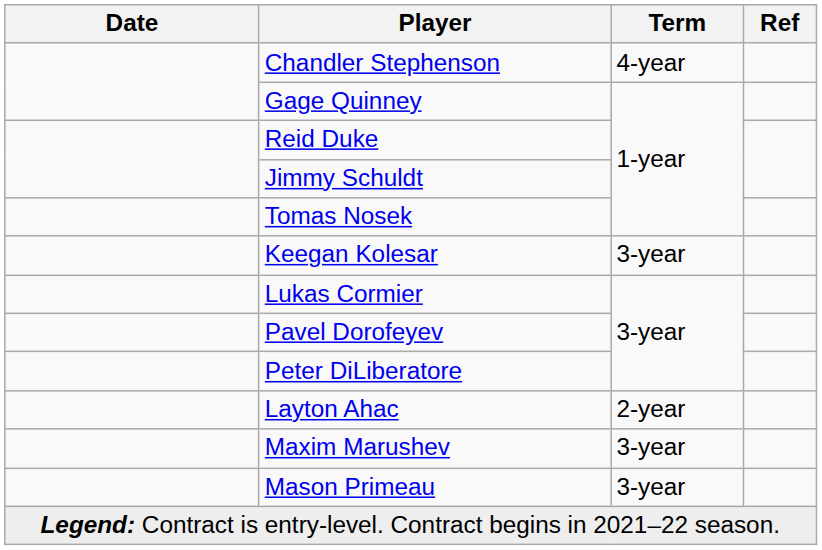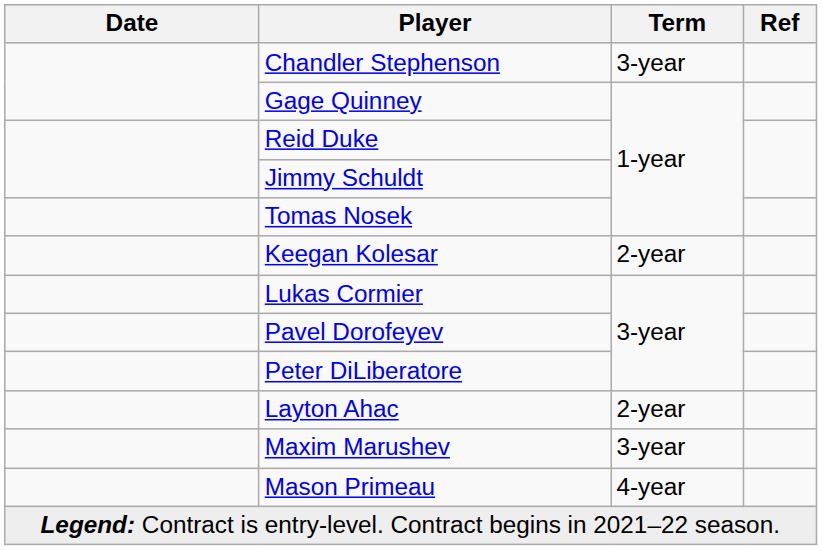(651, 62) 4-year -> (651, 62) 3-year
(651, 255) 3-year -> (651, 255) 2-year
(651, 486) 3-year -> (651, 486) 4-year
